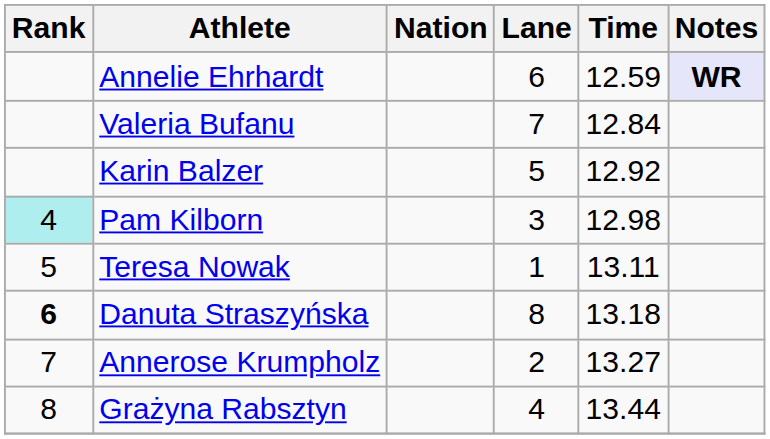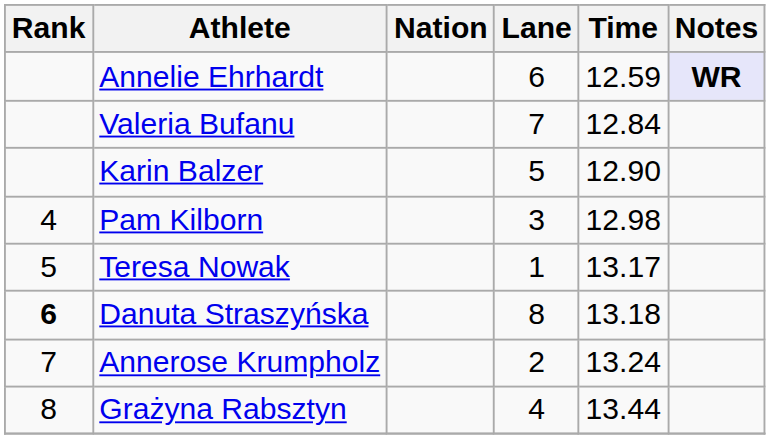(623, 171) 12.92 -> (623, 171) 12.90
(49, 219) paleturquoise background -> (49, 219) no background
(623, 266) 13.11 -> (623, 266) 13.17
(623, 362) 13.27 -> (623, 362) 13.24
